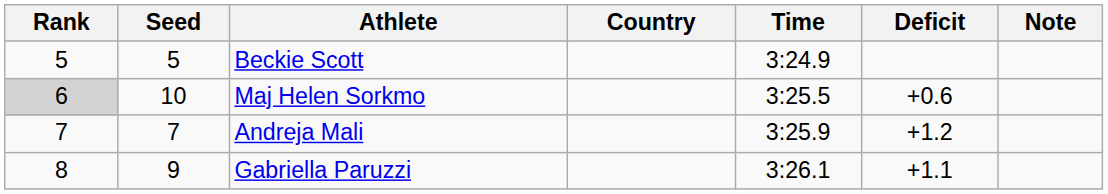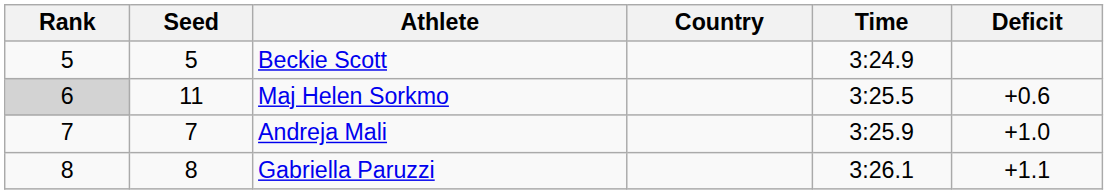- column: (1051, 22)
(174, 96) 10 -> (191, 96) 11
(930, 133) +1.2 -> (1027, 133) +1.0
(174, 170) 9 -> (191, 170) 8
